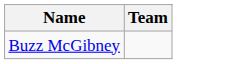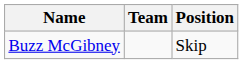+ column: (205, 17)
